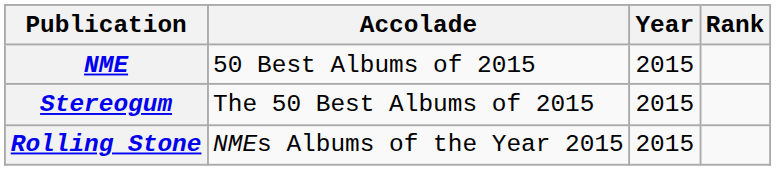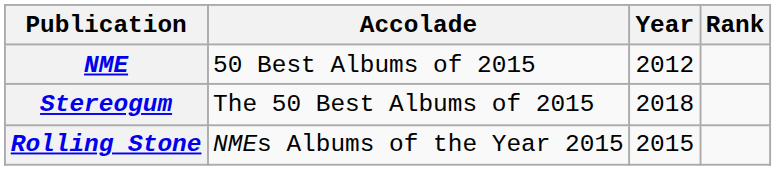(665, 65) 2015 -> (665, 65) 2012
(665, 105) 2015 -> (665, 105) 2018
